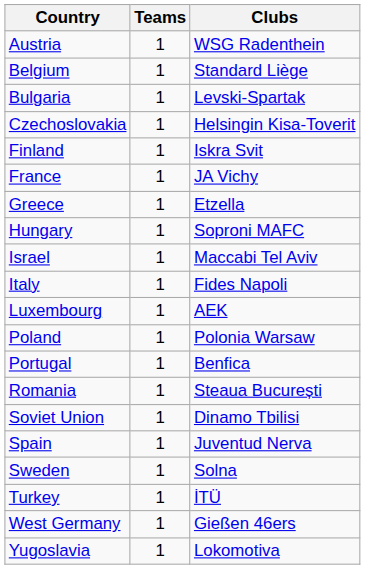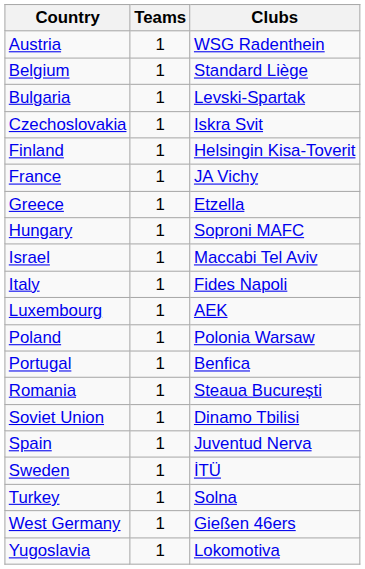(275, 124) Helsingin Kisa-Toverit -> (228, 124) Iskra Svit
(228, 151) Iskra Svit -> (275, 151) Helsingin Kisa-Toverit
(215, 470) Solna -> (207, 470) İTÜ
(207, 497) İTÜ -> (215, 497) Solna
